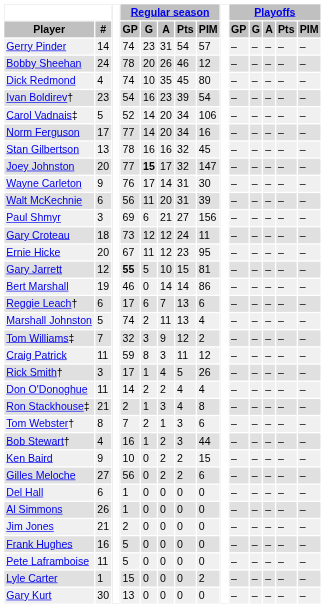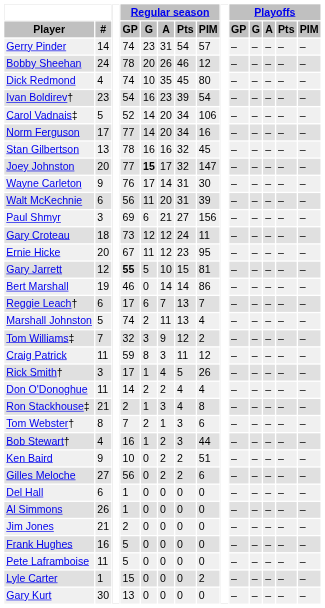(202, 304) 6 -> (202, 304) 7
(205, 458) 15 -> (205, 458) 51
